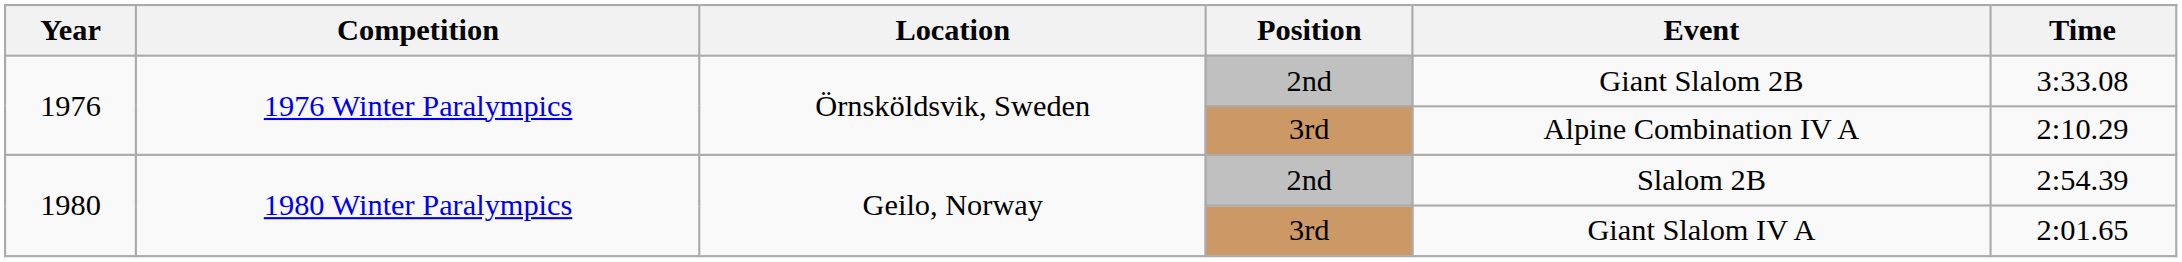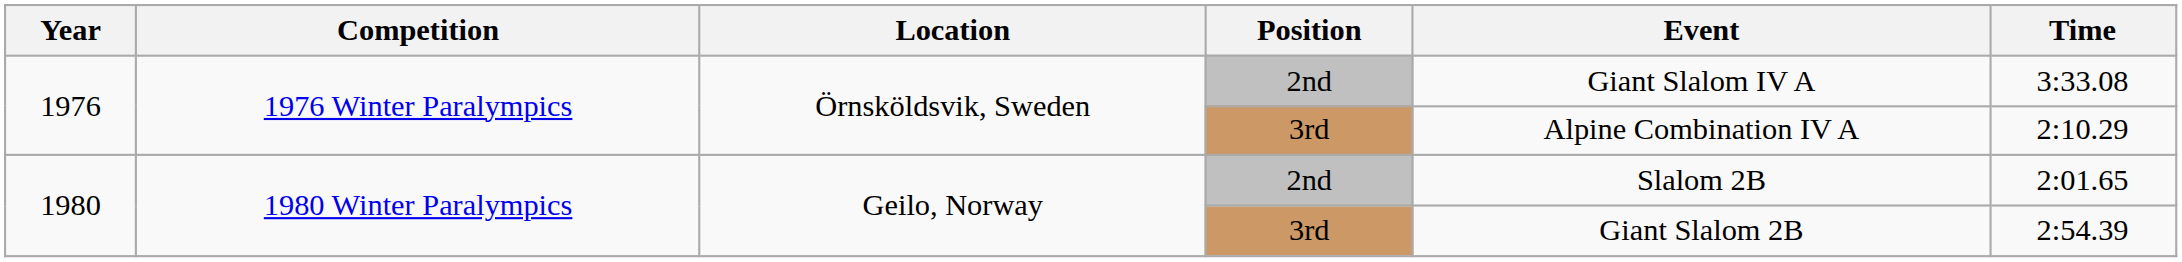(1701, 80) Giant Slalom 2B -> (1701, 80) Giant Slalom IV A
(2083, 180) 2:54.39 -> (2083, 180) 2:01.65
(1701, 230) Giant Slalom IV A -> (1701, 230) Giant Slalom 2B
(2083, 230) 2:01.65 -> (2083, 230) 2:54.39
